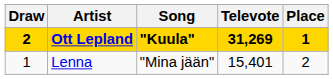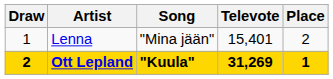rows swapped: (72, 62) <-> (92, 39)
